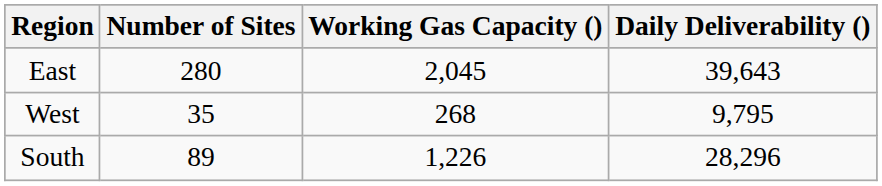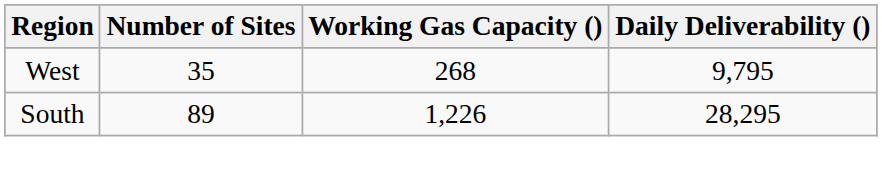- row: (52, 69)
(743, 157) 28,296 -> (743, 113) 28,295
